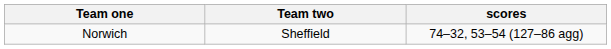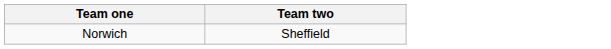- column: (506, 14)
